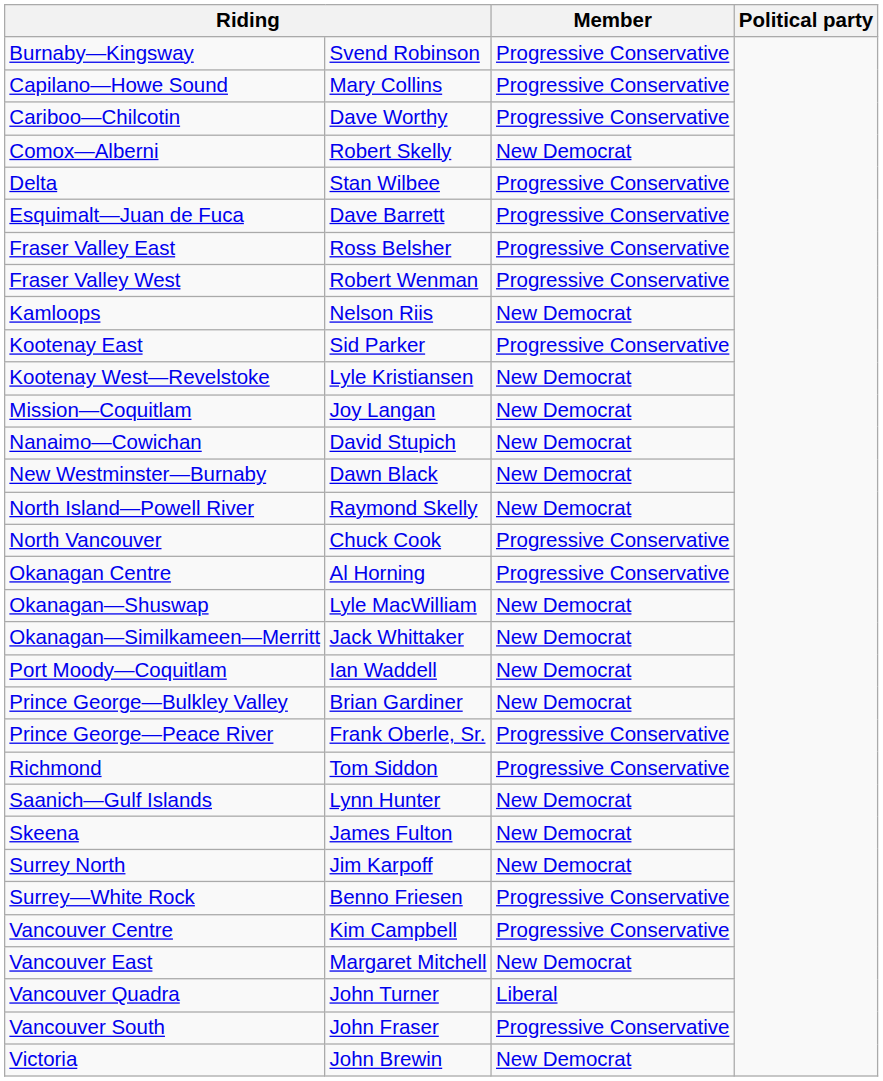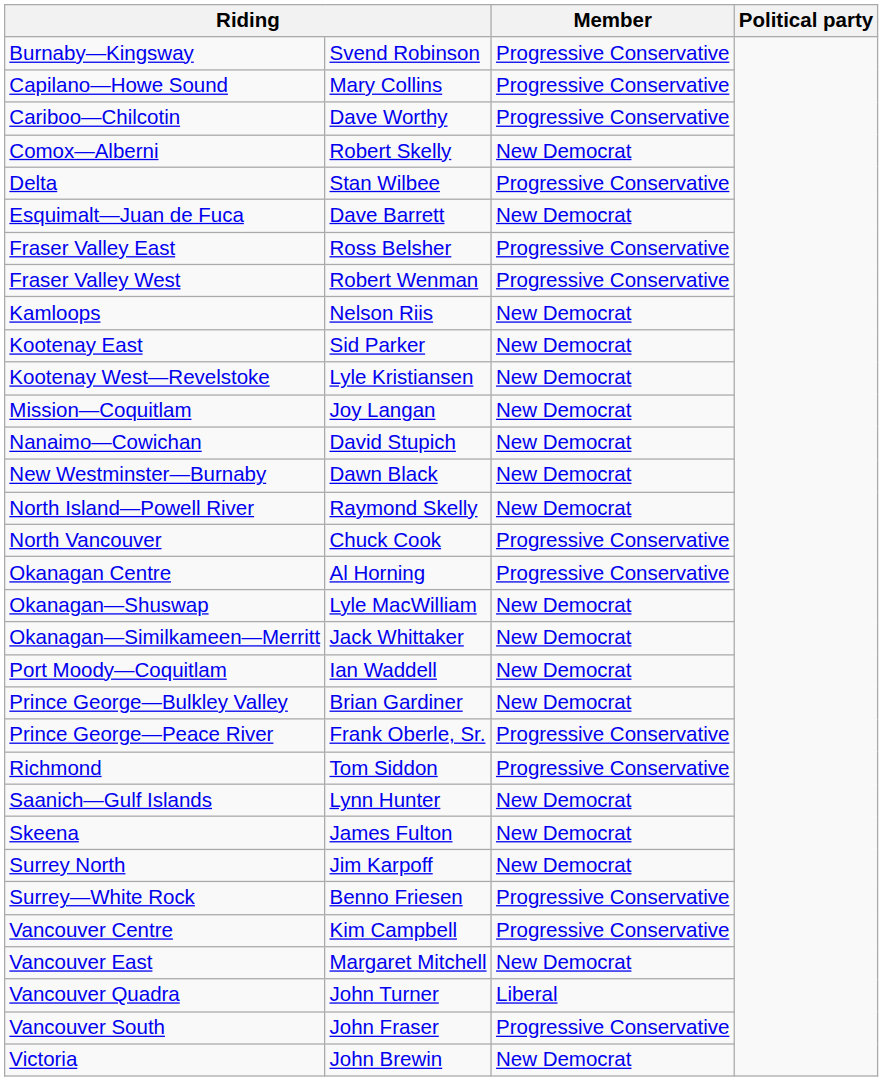(613, 215) Progressive Conservative -> (564, 215) New Democrat
(613, 345) Progressive Conservative -> (564, 345) New Democrat
